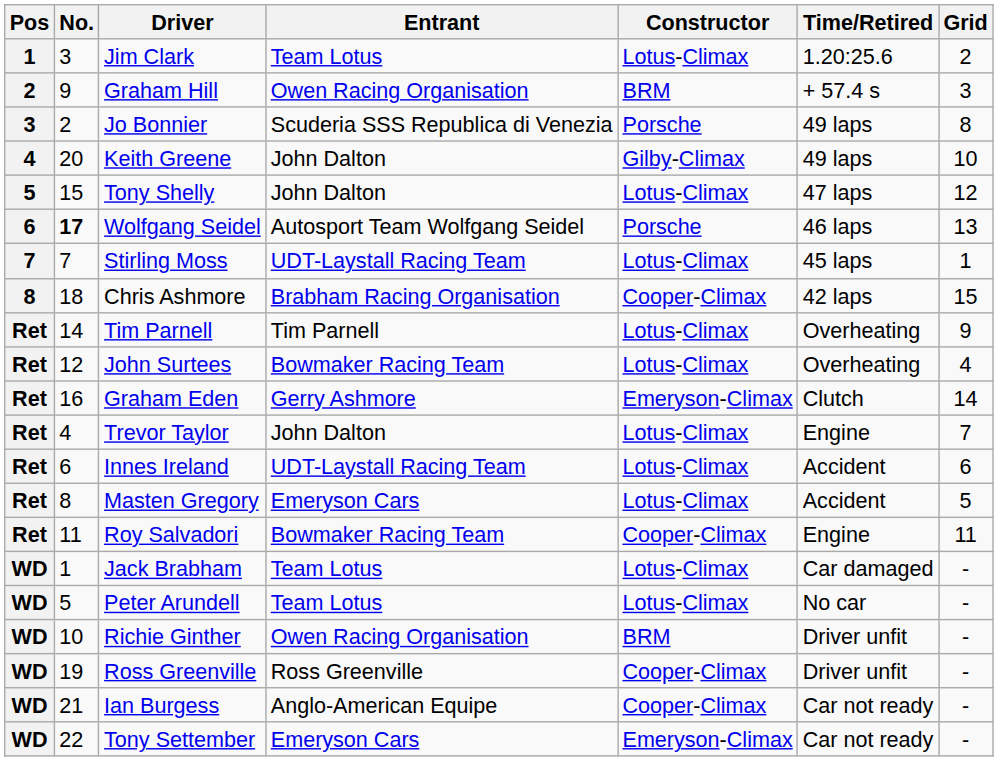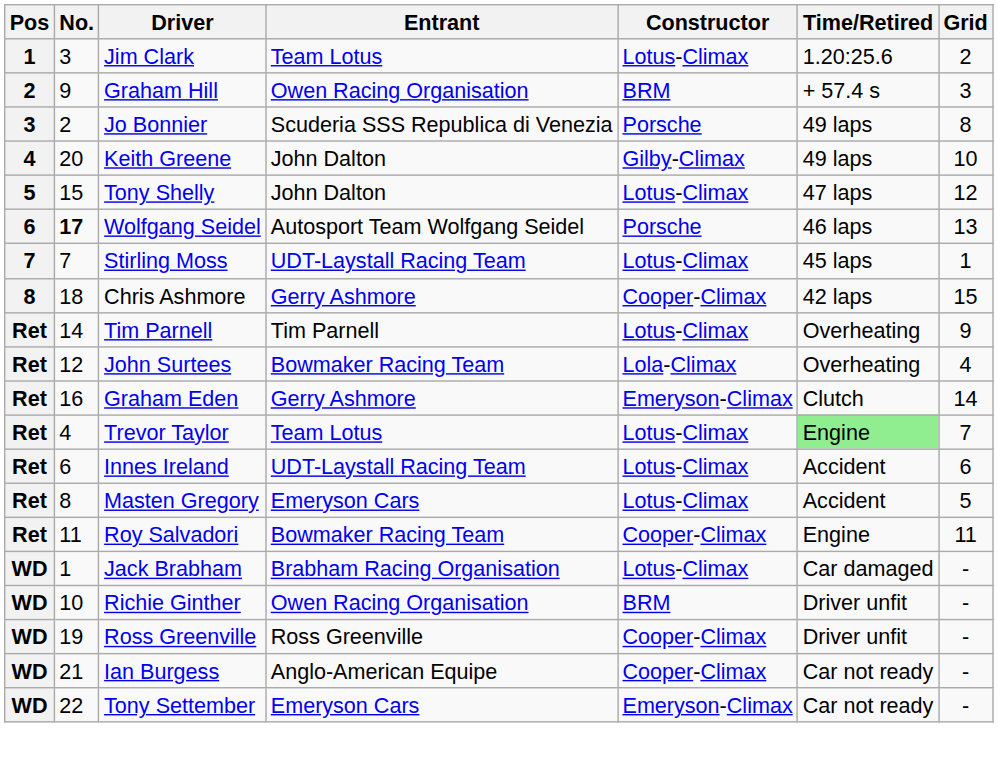(415, 295) Brabham Racing Organisation -> (343, 295) Gerry Ashmore
(685, 364) Lotus-Climax -> (679, 364) Lola-Climax
(328, 432) John Dalton -> (327, 432) Team Lotus
(836, 432) no background -> (836, 432) lightgreen background
(327, 569) Team Lotus -> (415, 569) Brabham Racing Organisation
- row: (172, 603)
